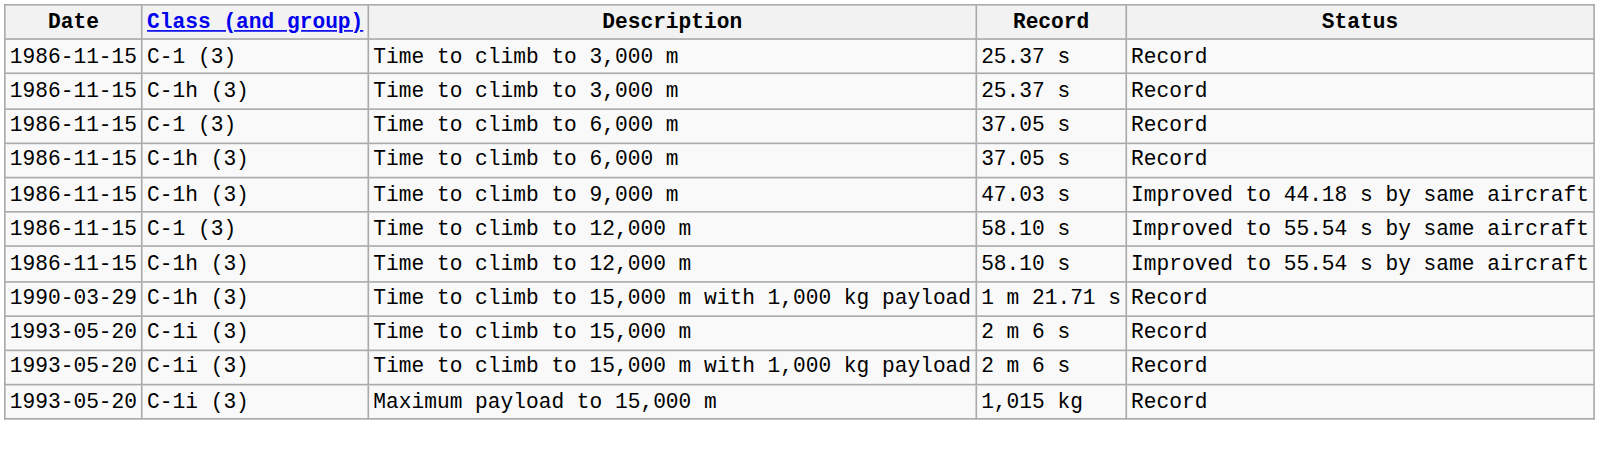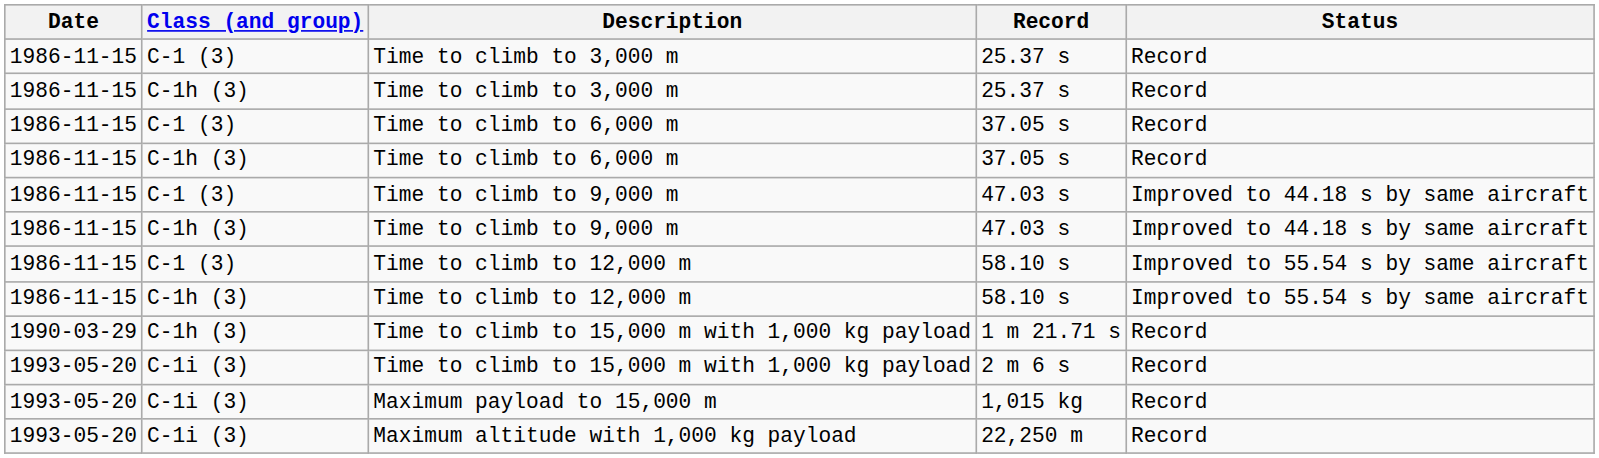+ row: (192, 195)
- row: (198, 333)
+ row: (198, 437)
